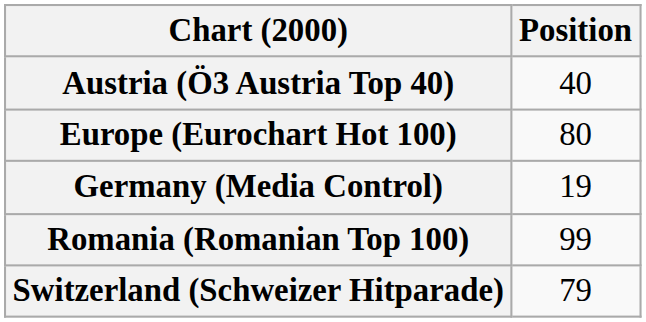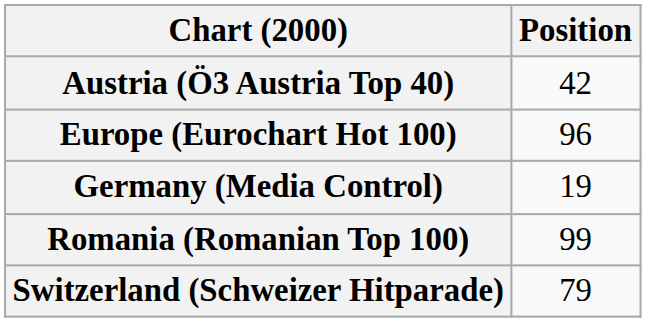(576, 82) 40 -> (576, 82) 42
(576, 134) 80 -> (576, 134) 96
